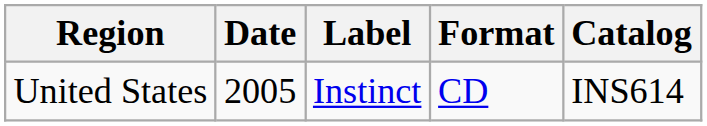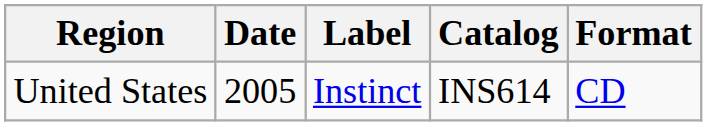columns swapped: (496, 33) <-> (631, 33)
